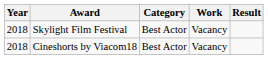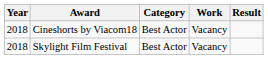rows swapped: (85, 46) <-> (80, 29)
